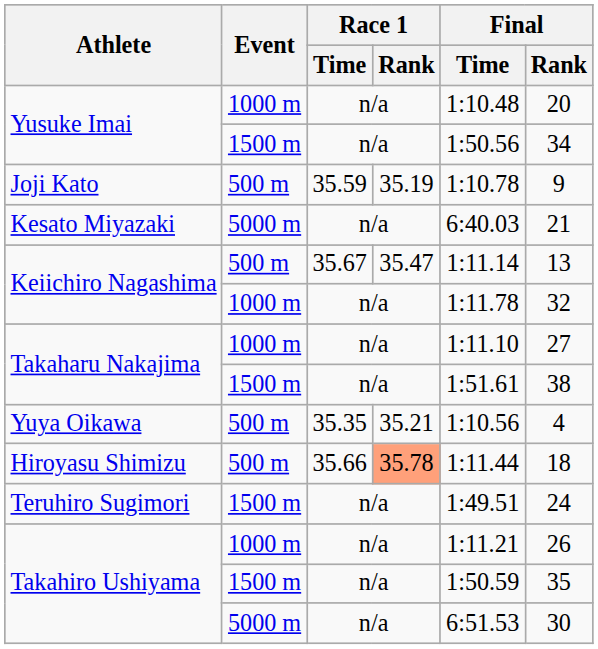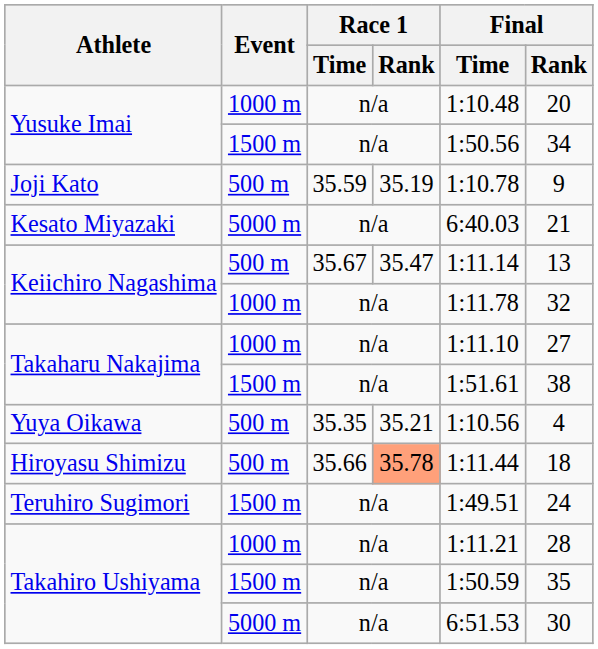(559, 543) 26 -> (559, 543) 28
